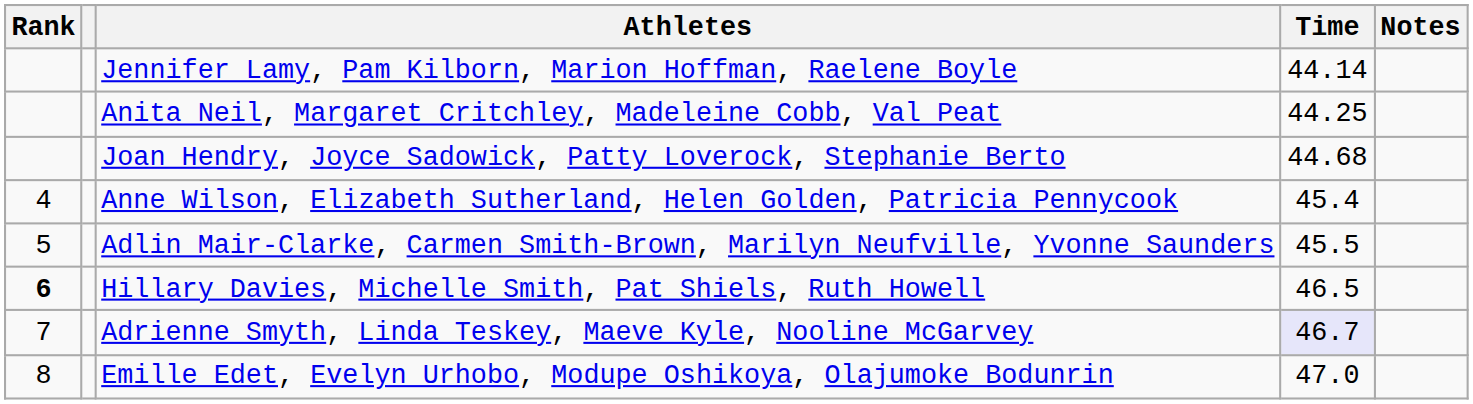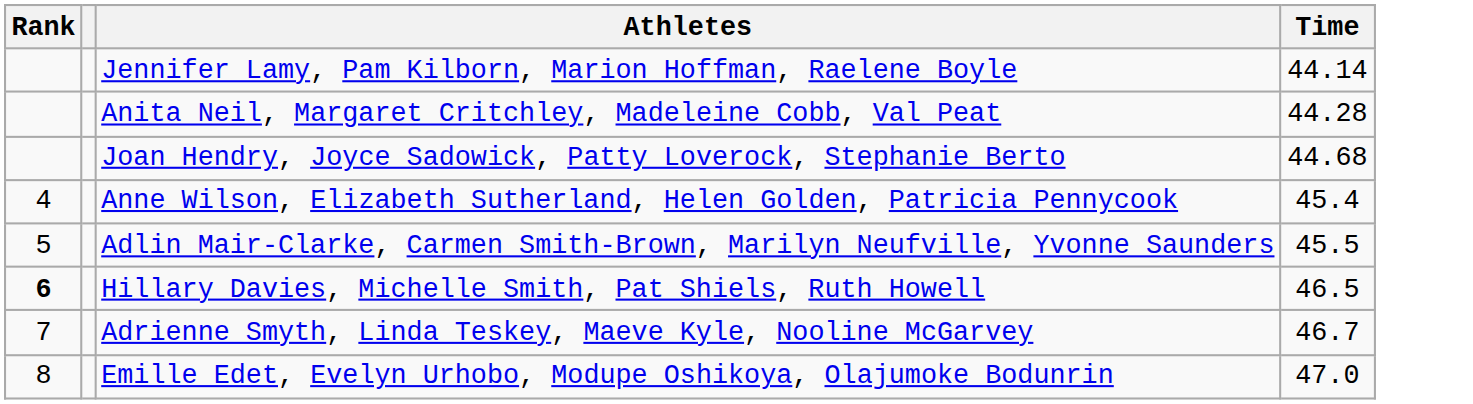- column: (1421, 27)
(1327, 114) 44.25 -> (1327, 114) 44.28
(1327, 332) lavender background -> (1327, 332) no background
